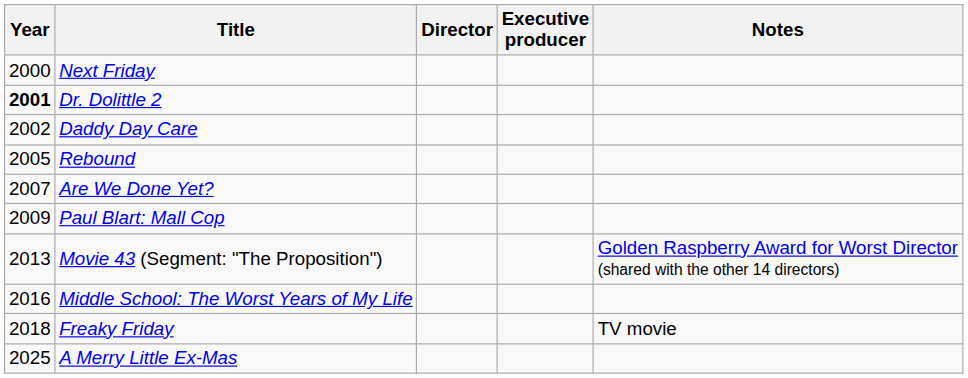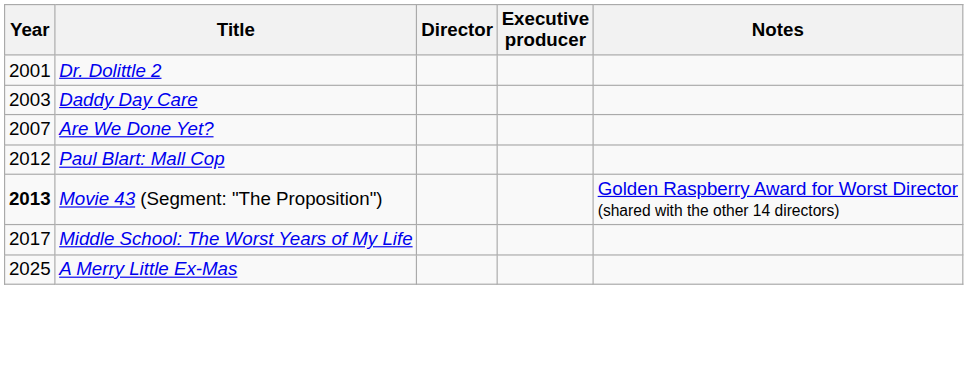- row: (107, 70)
(30, 99) bold -> (30, 70) normal
(30, 129) 2002 -> (30, 99) 2003
- row: (97, 159)
(30, 218) 2009 -> (30, 159) 2012
(30, 258) normal -> (30, 199) bold
(30, 298) 2016 -> (30, 239) 2017
- row: (116, 328)
